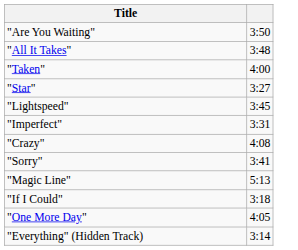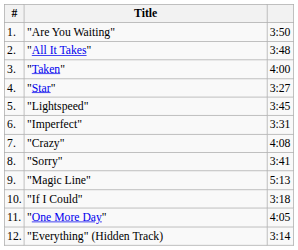+ column: (14, 13)
